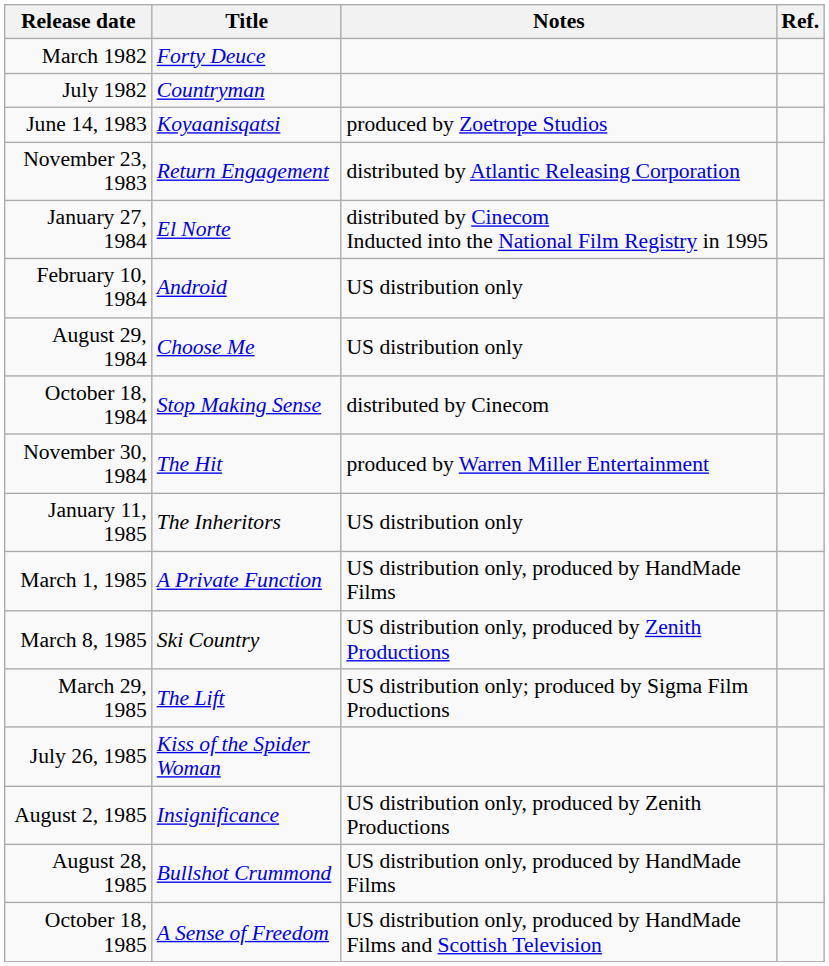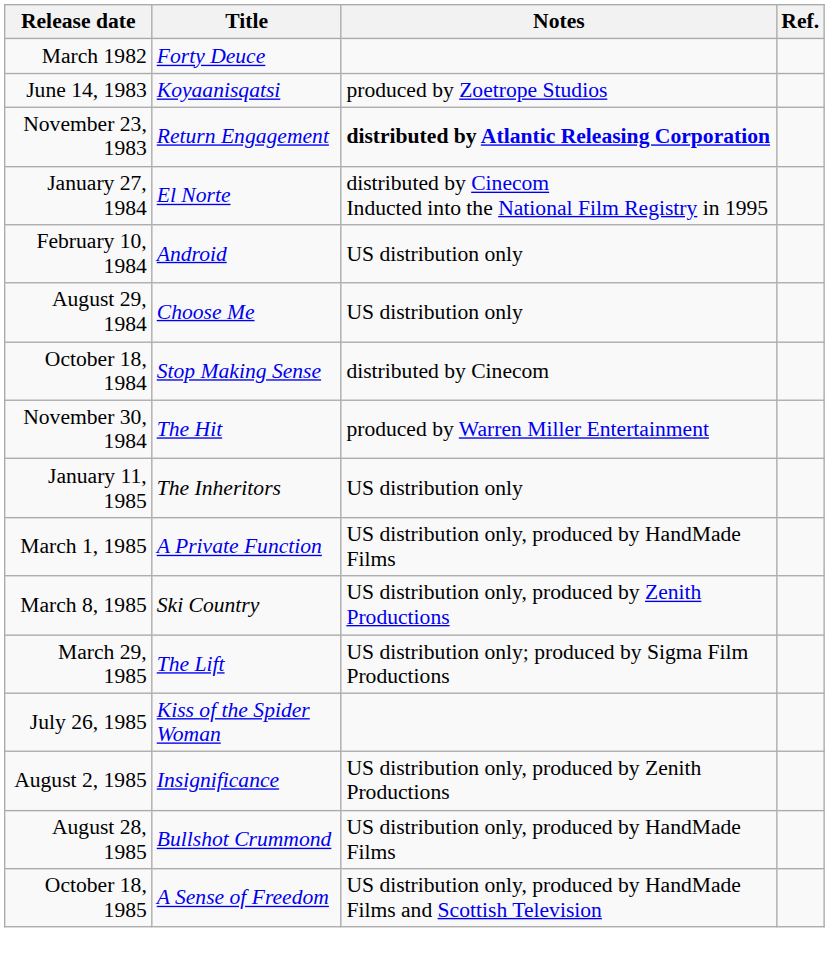- row: (104, 90)
(543, 170) normal -> (558, 136) bold
